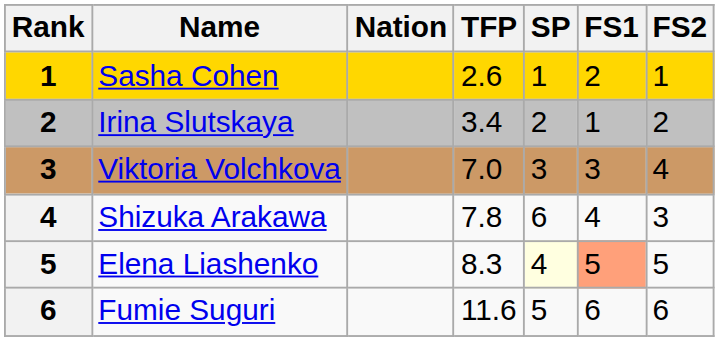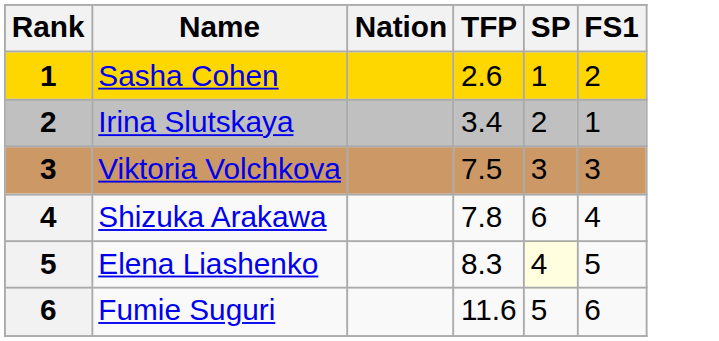- column: (680, 28)
(482, 169) 7.0 -> (482, 169) 7.5
(593, 264) lightsalmon background -> (593, 264) no background
